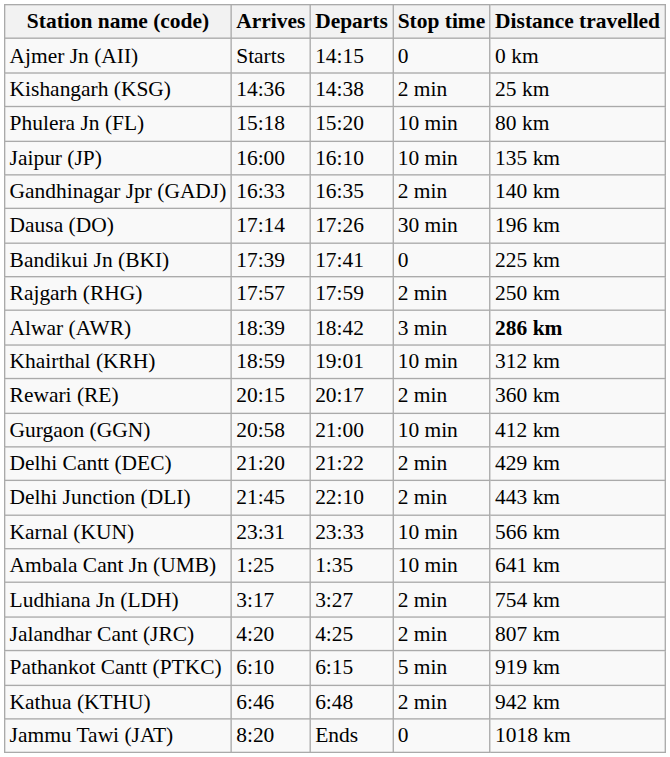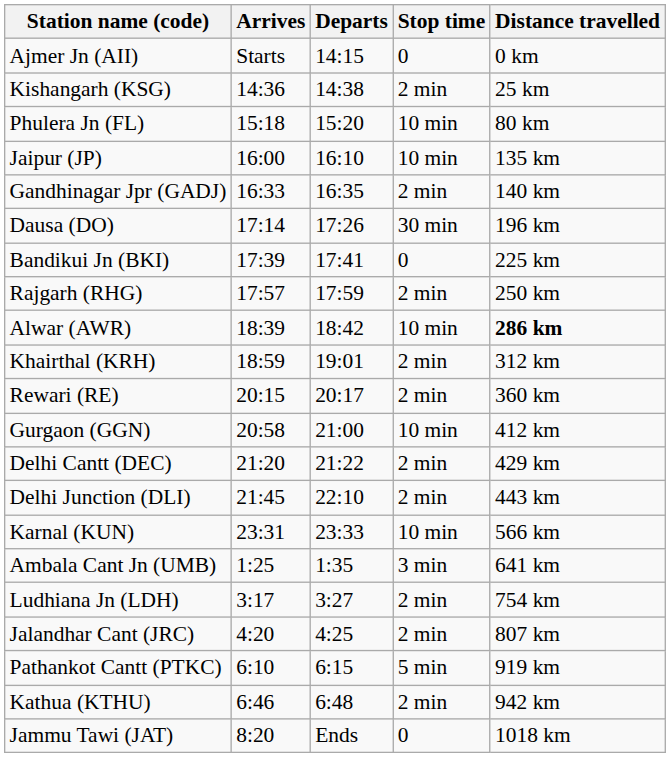(422, 327) 3 min -> (428, 327) 10 min
(428, 361) 10 min -> (422, 361) 2 min
(428, 565) 10 min -> (422, 565) 3 min
